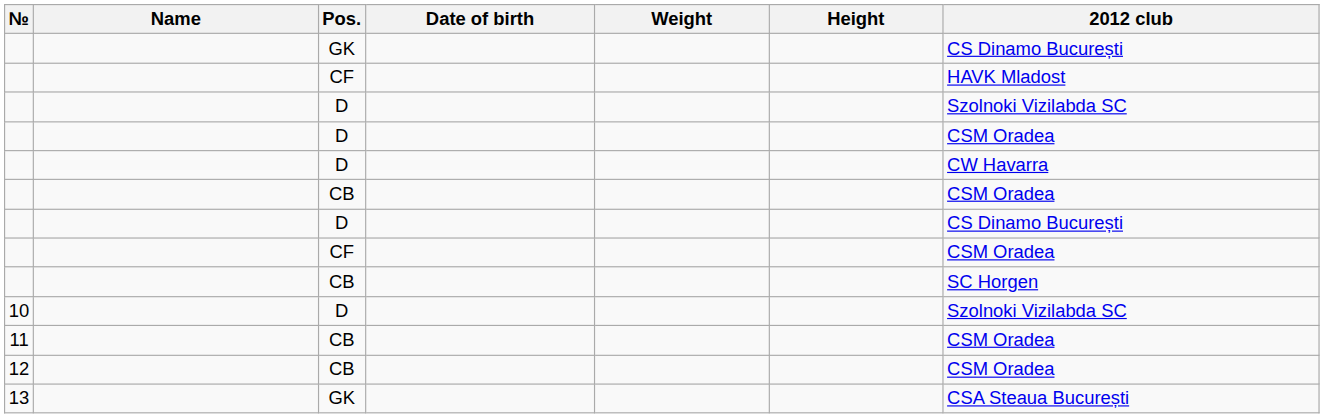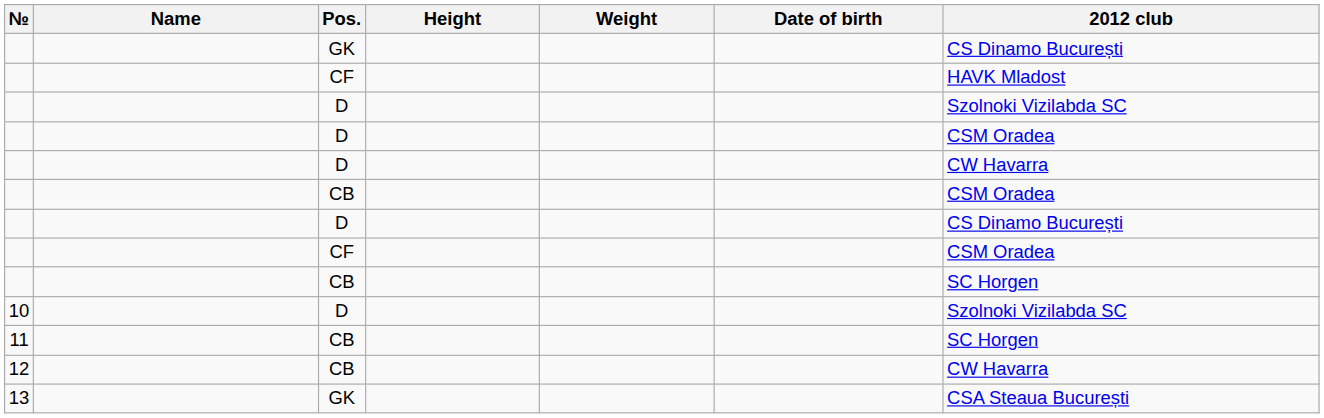columns swapped: (856, 19) <-> (480, 19)
(1001, 340) CSM Oradea -> (993, 340) SC Horgen
(1001, 369) CSM Oradea -> (998, 369) CW Havarra
